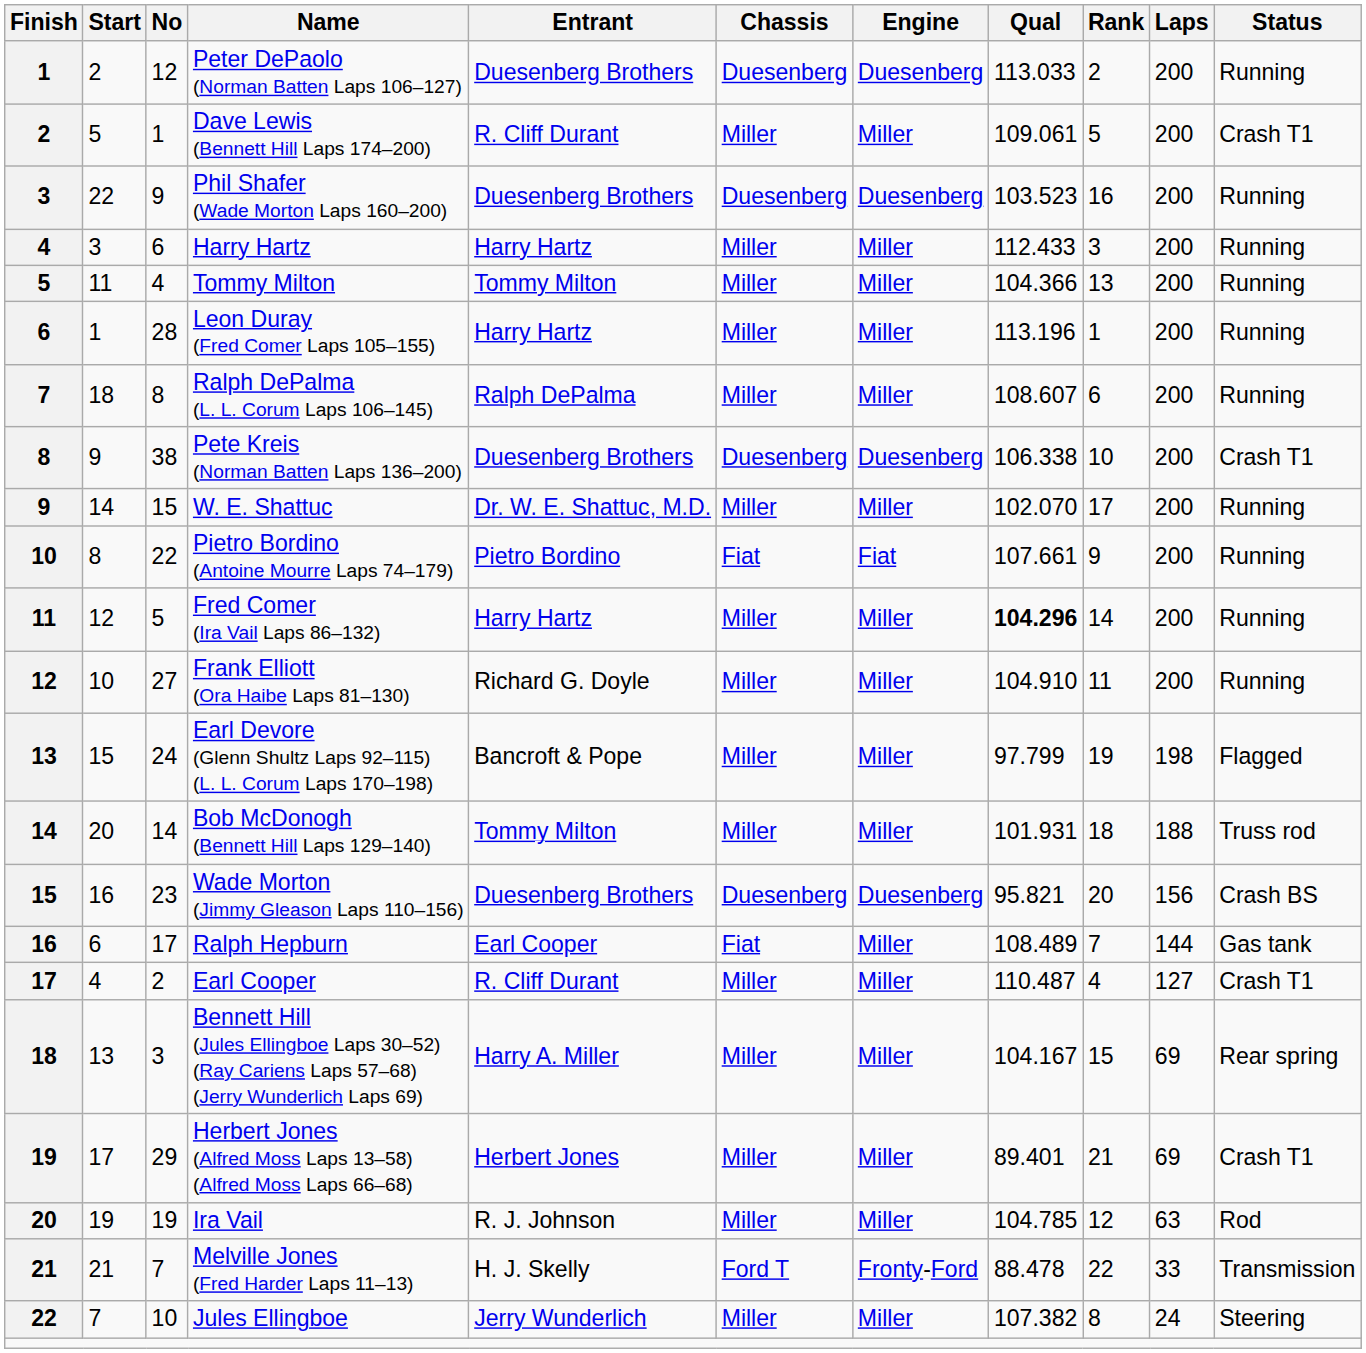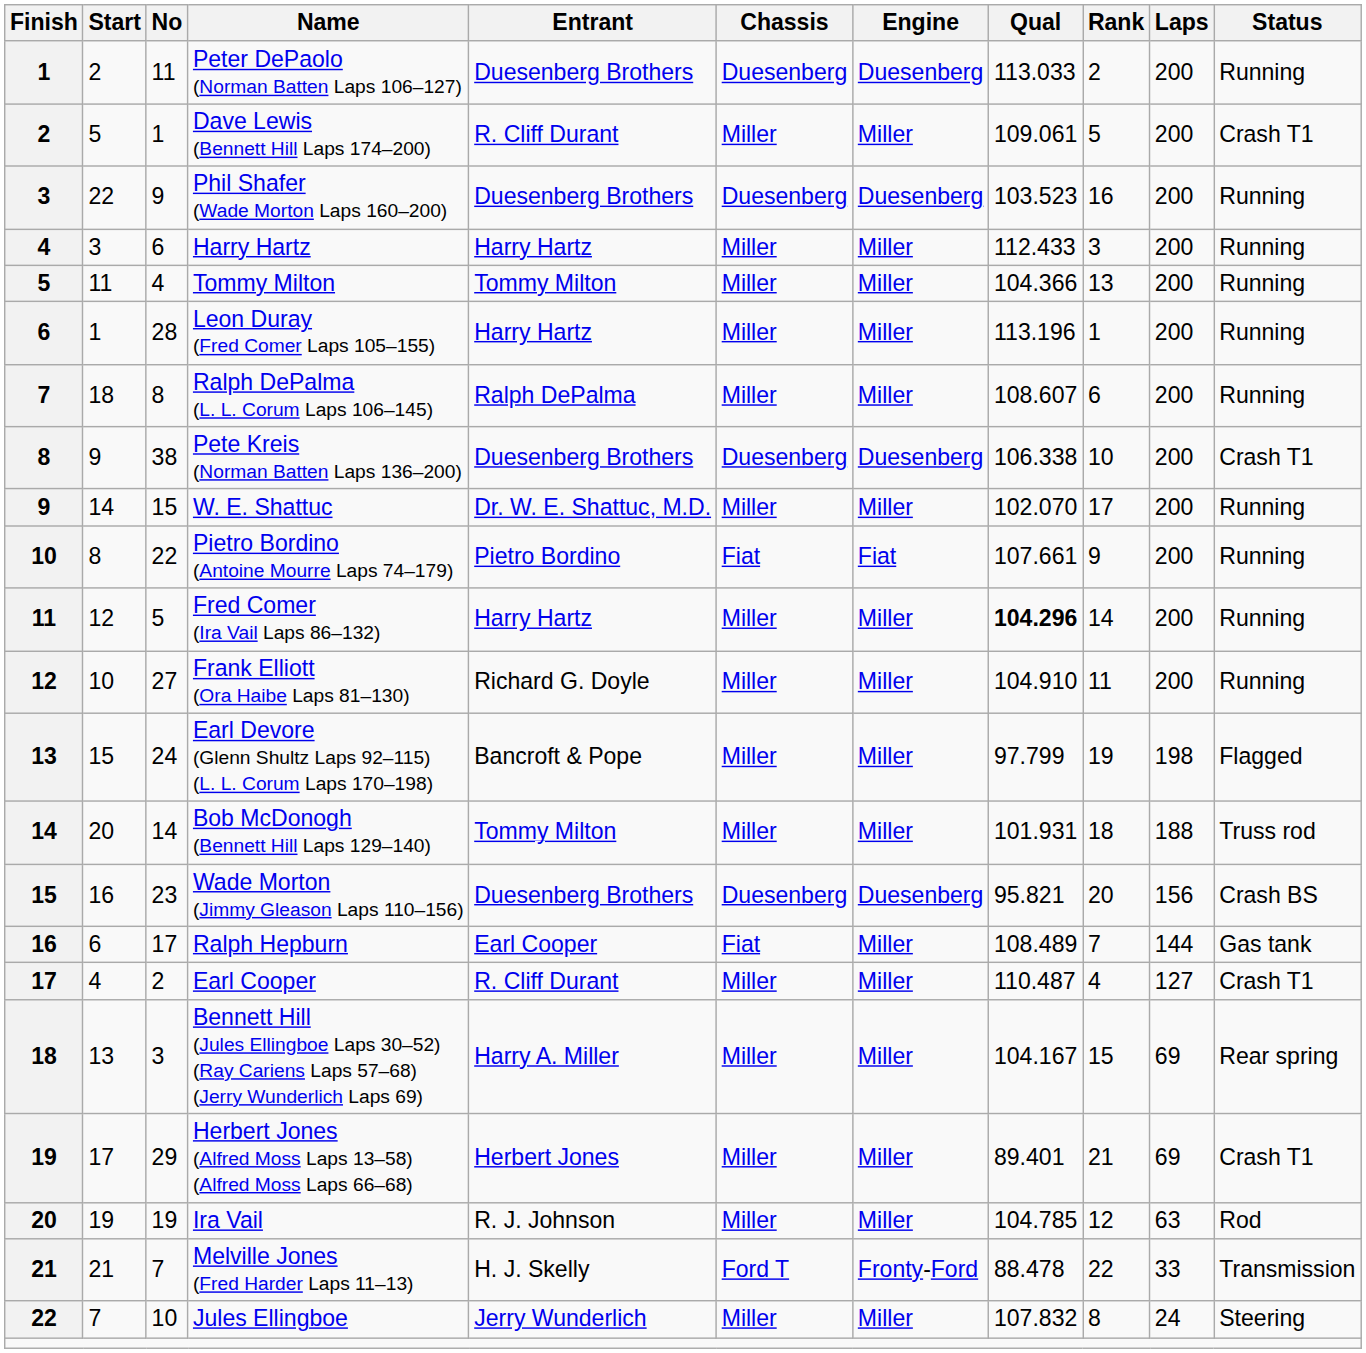(164, 72) 12 -> (164, 72) 11
(1036, 1319) 107.382 -> (1036, 1319) 107.832
